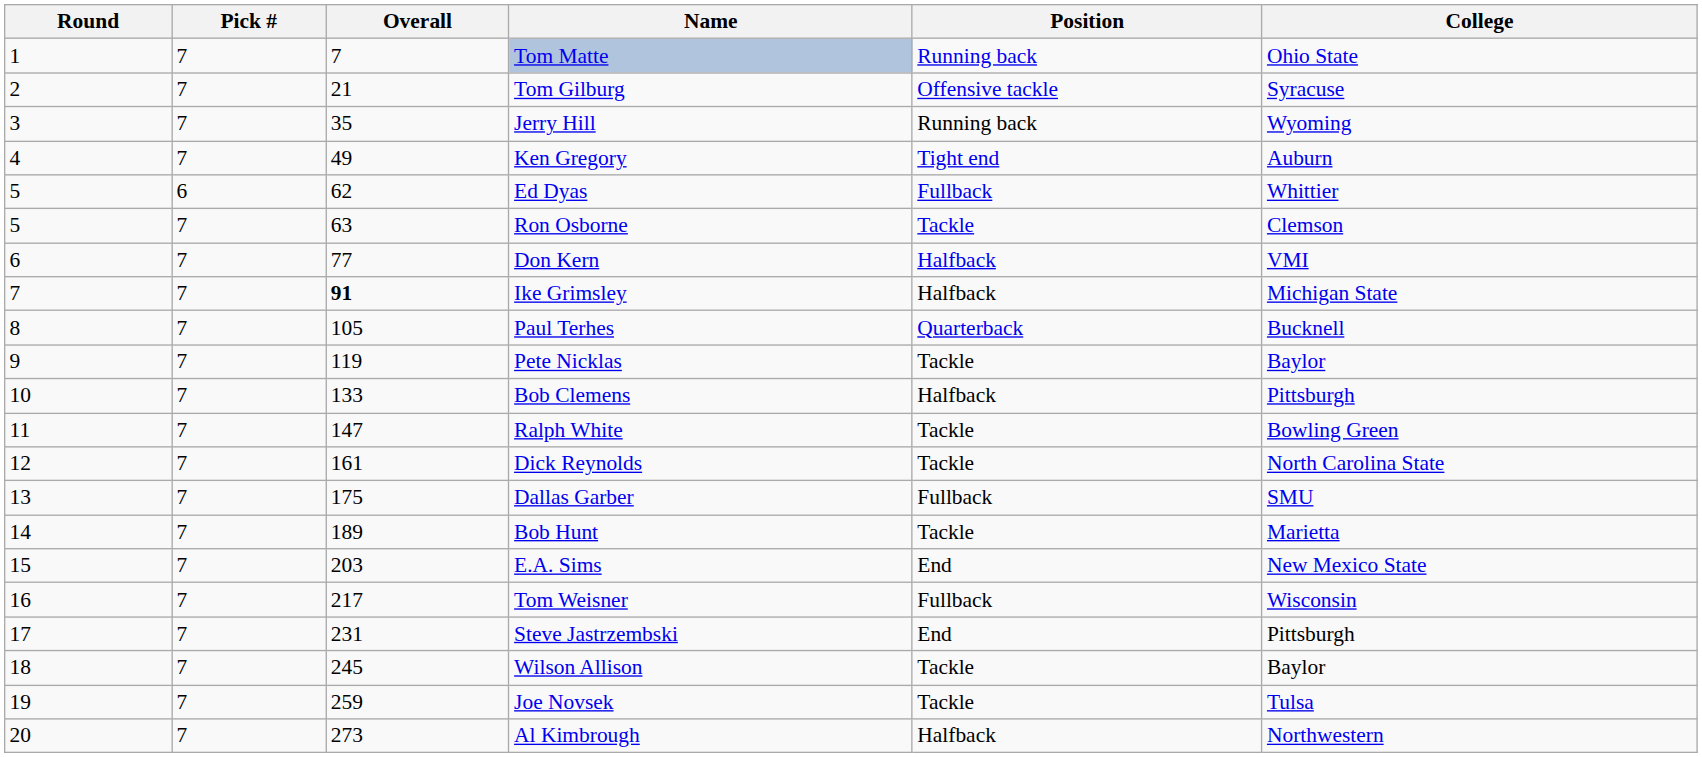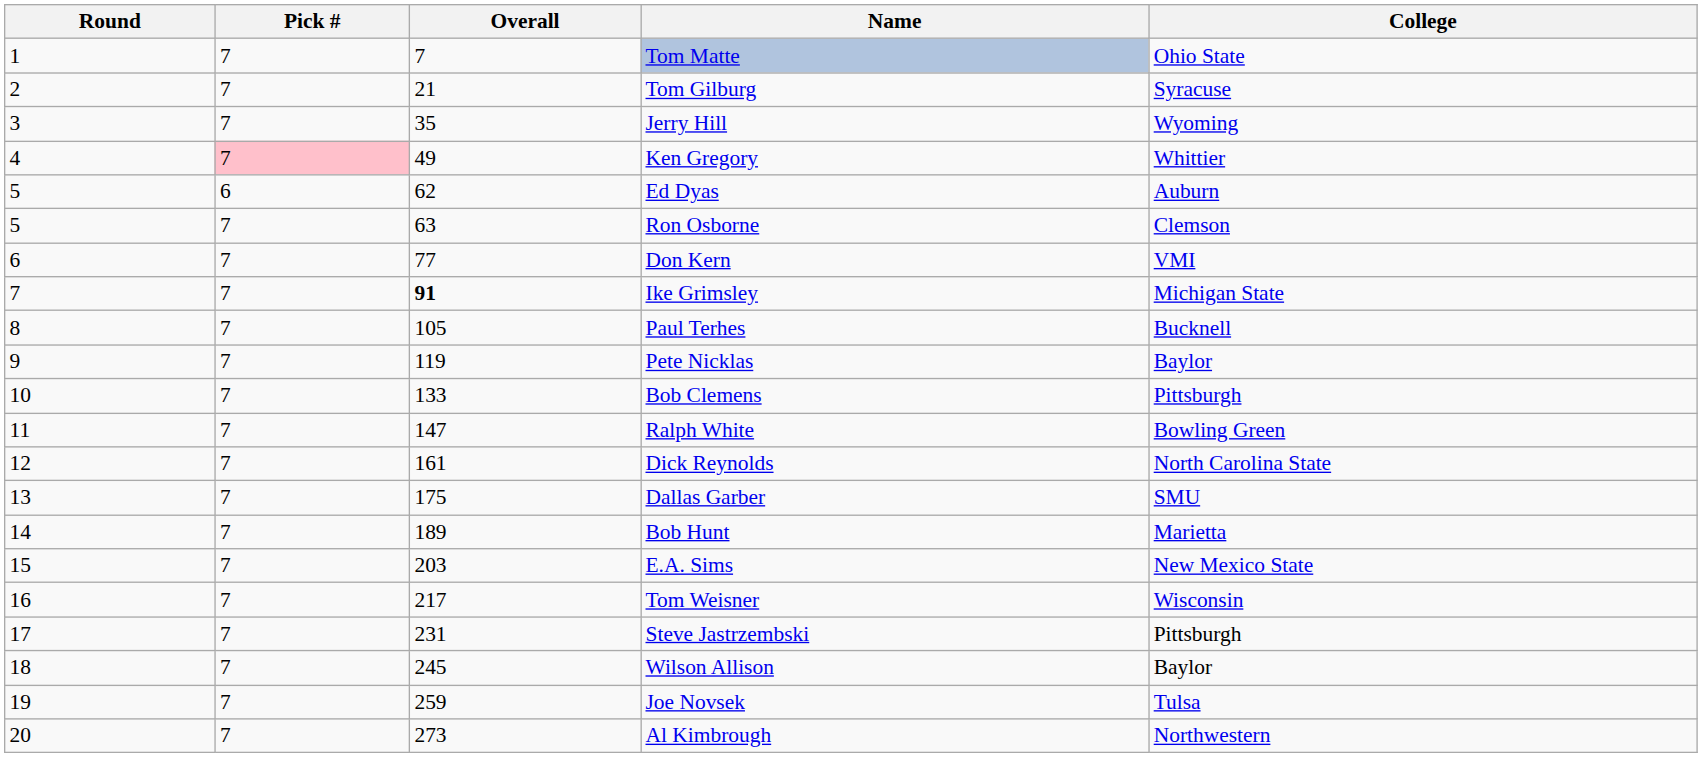- column: (1087, 21)
(182, 157) no background -> (225, 157) pink background
(1300, 157) Auburn -> (1189, 157) Whittier
(1303, 191) Whittier -> (1186, 191) Auburn
